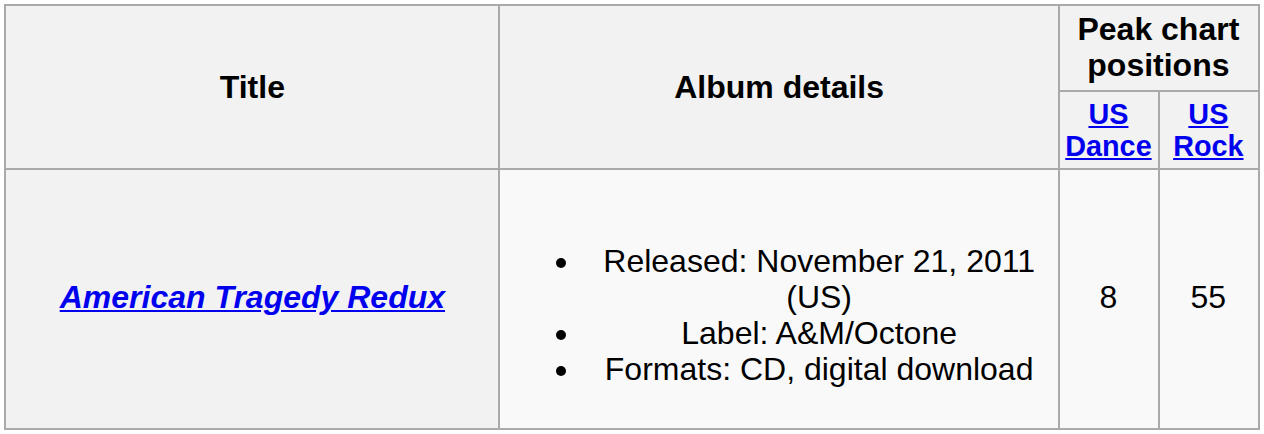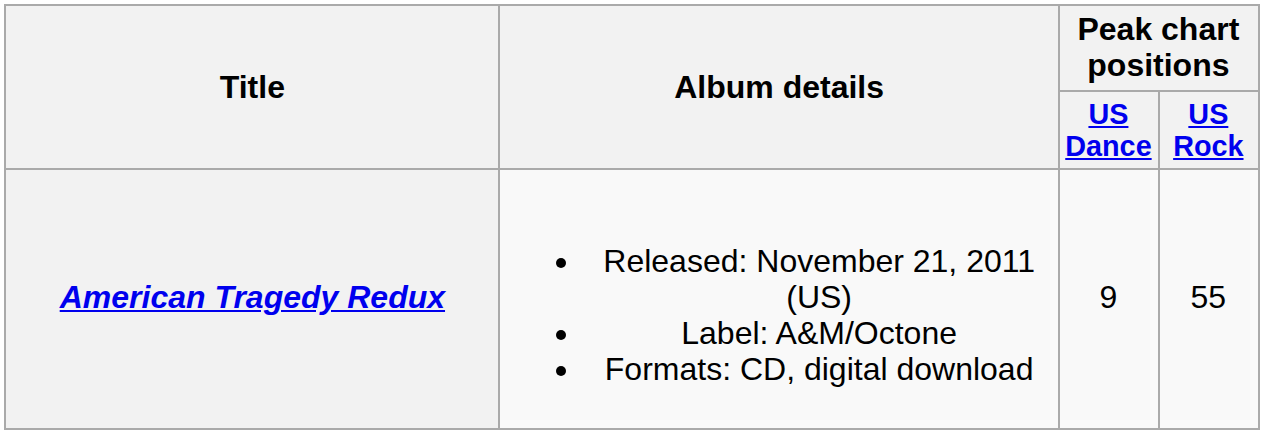(1108, 298) 8 -> (1108, 298) 9
